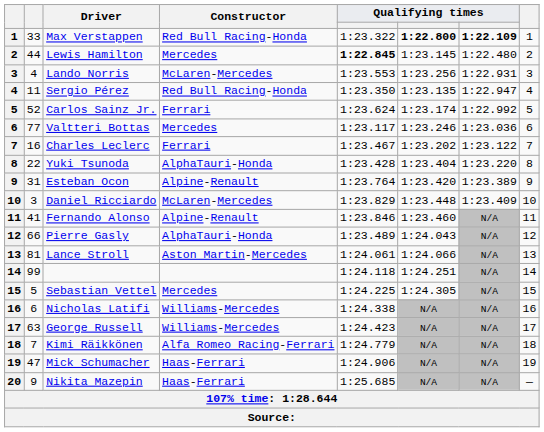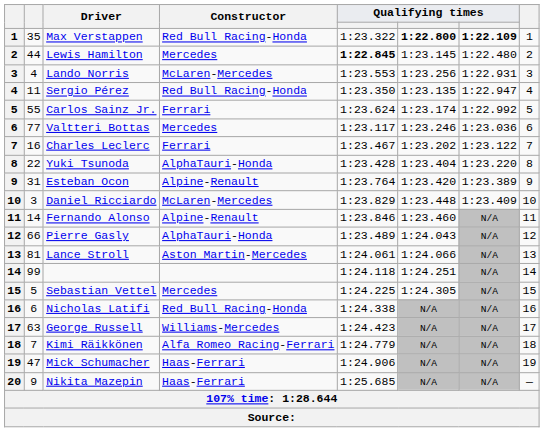(34, 37) 33 -> (34, 37) 35
(34, 110) 52 -> (34, 110) 55
(34, 218) 41 -> (34, 218) 14
(221, 309) Williams-Mercedes -> (235, 309) Red Bull Racing-Honda
